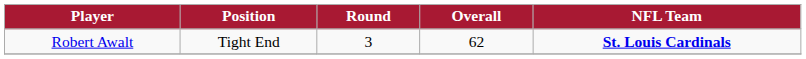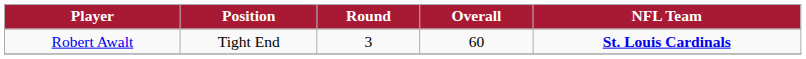(476, 41) 62 -> (476, 41) 60
